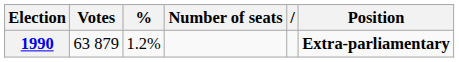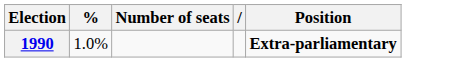- column: (96, 17)
(144, 43) 1.2% -> (91, 43) 1.0%
